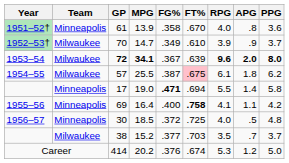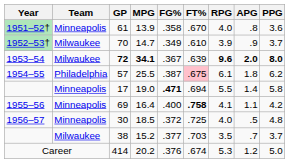(77, 74) Milwaukee -> (81, 74) Philadelphia
